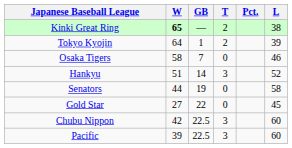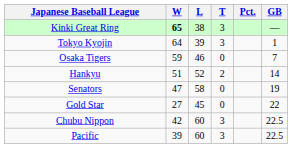columns swapped: (276, 12) <-> (201, 12)
(225, 27) 2 -> (222, 27) 3
(225, 43) 2 -> (222, 43) 3
(177, 58) 58 -> (177, 58) 59
(225, 74) 3 -> (222, 74) 2
(177, 89) 44 -> (177, 89) 47
